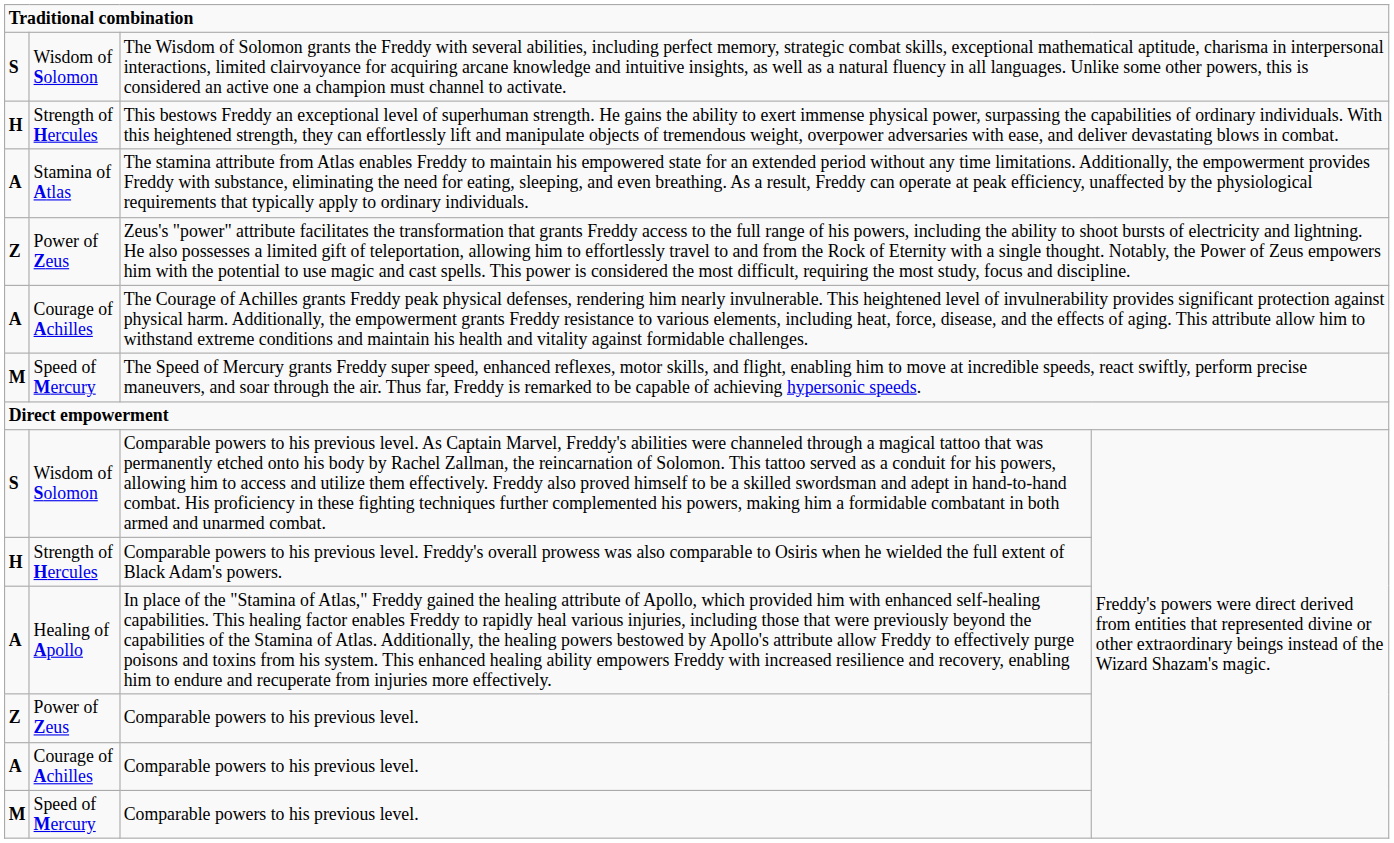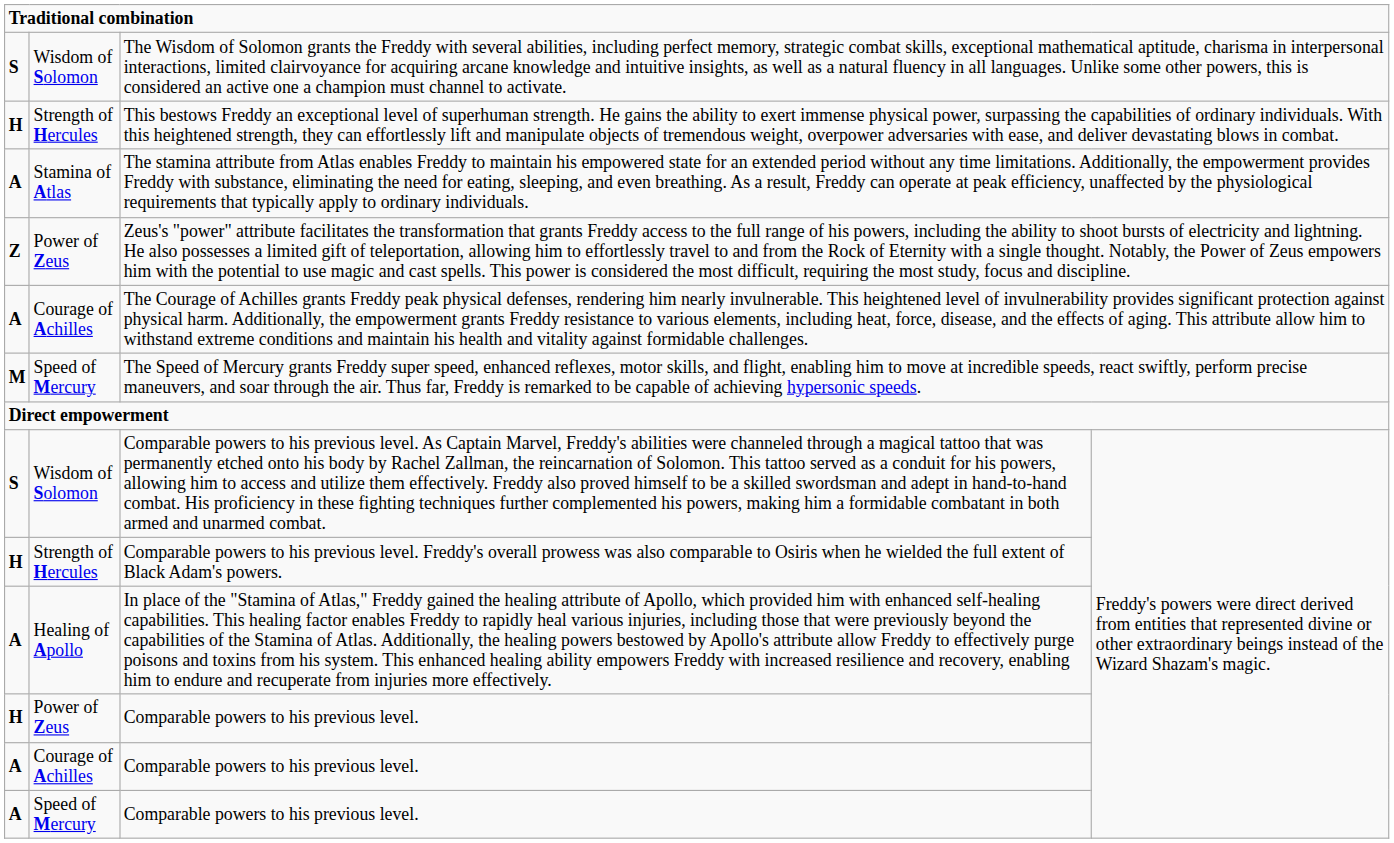(15, 718) Z -> (16, 718) H
(17, 814) M -> (15, 814) A
